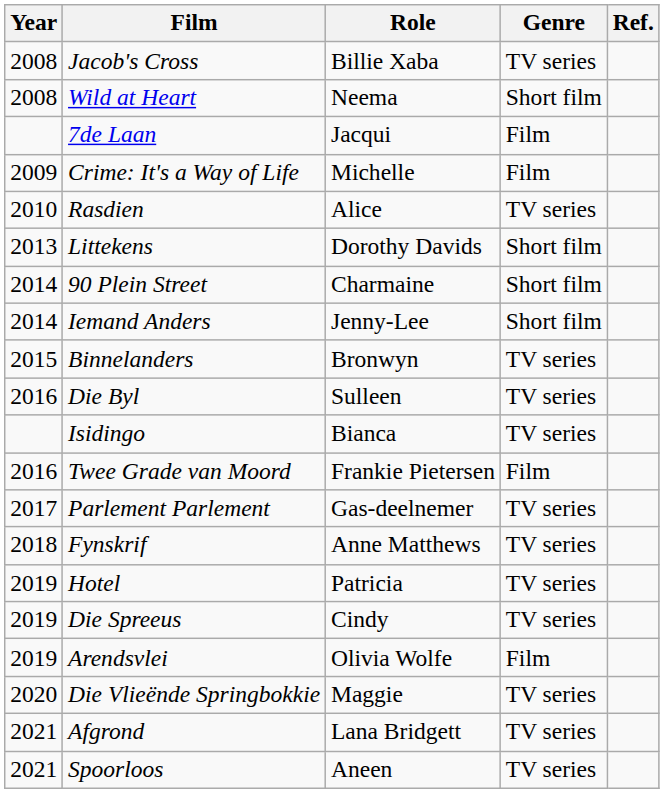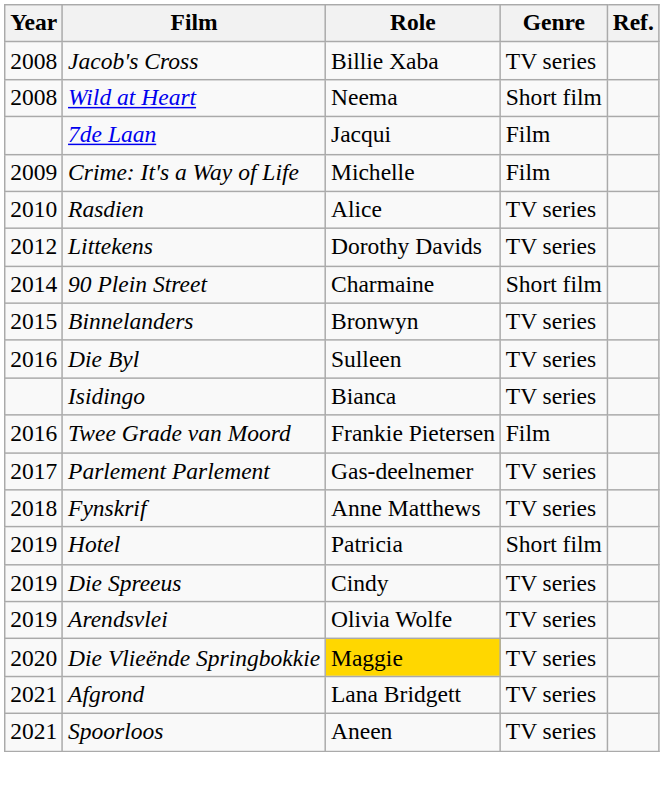(34, 246) 2013 -> (34, 246) 2012
(554, 246) Short film -> (551, 246) TV series
- row: (139, 321)
(551, 582) TV series -> (554, 545) Short film
(528, 657) Film -> (551, 619) TV series
(367, 694) no background -> (367, 657) gold background
